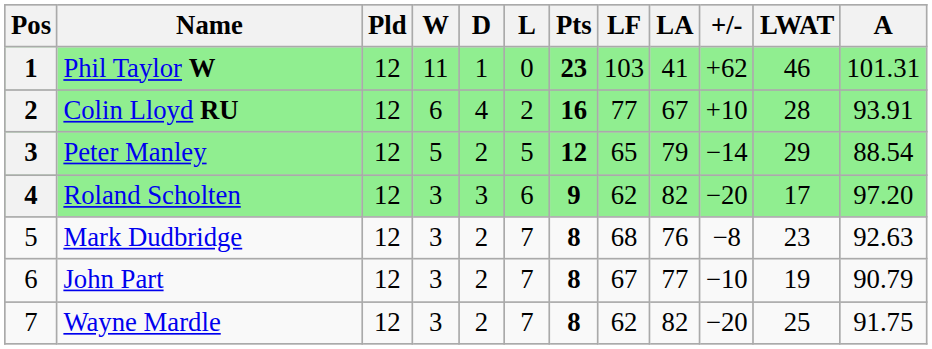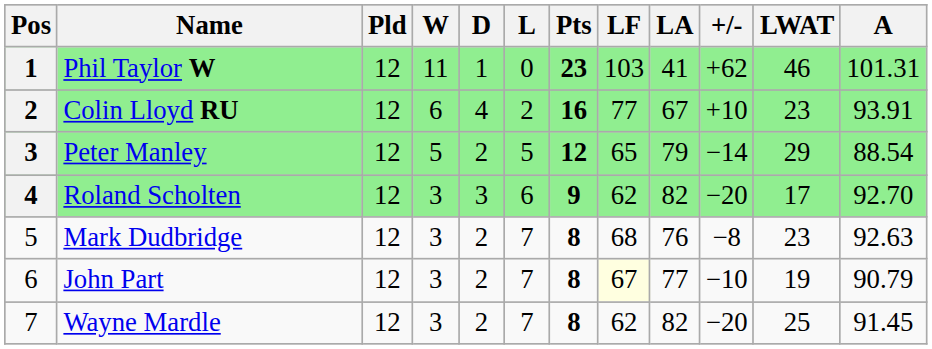(797, 110) 28 -> (797, 110) 23
(883, 195) 97.20 -> (883, 195) 92.70
(624, 279) no background -> (624, 279) lightyellow background
(883, 322) 91.75 -> (883, 322) 91.45
